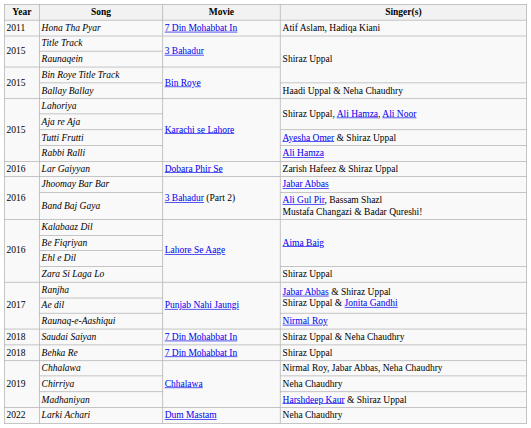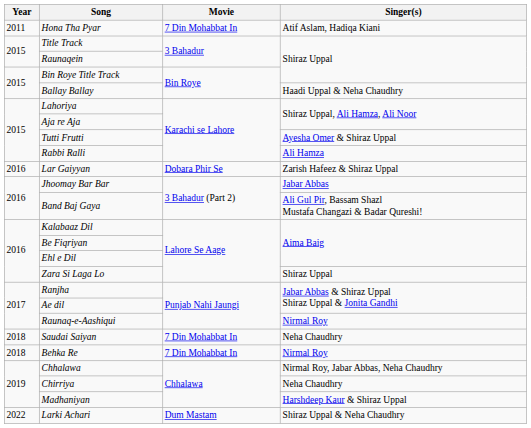(344, 337) Shiraz Uppal & Neha Chaudhry -> (313, 337) Neha Chaudhry
(308, 353) Shiraz Uppal -> (305, 353) Nirmal Roy
(313, 415) Neha Chaudhry -> (344, 415) Shiraz Uppal & Neha Chaudhry
